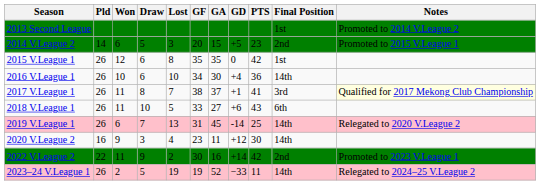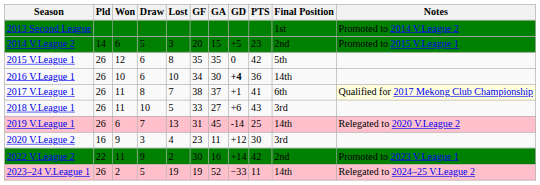(280, 60) 1st -> (281, 60) 5th
(236, 76) normal -> (236, 76) bold
(281, 92) 3rd -> (281, 92) 6th
(281, 108) 6th -> (281, 108) 3rd
(283, 140) 14th -> (281, 140) 3rd
